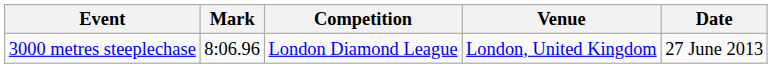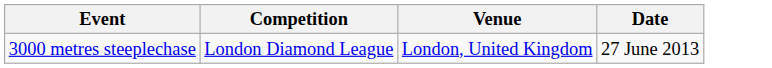- column: (232, 19)
